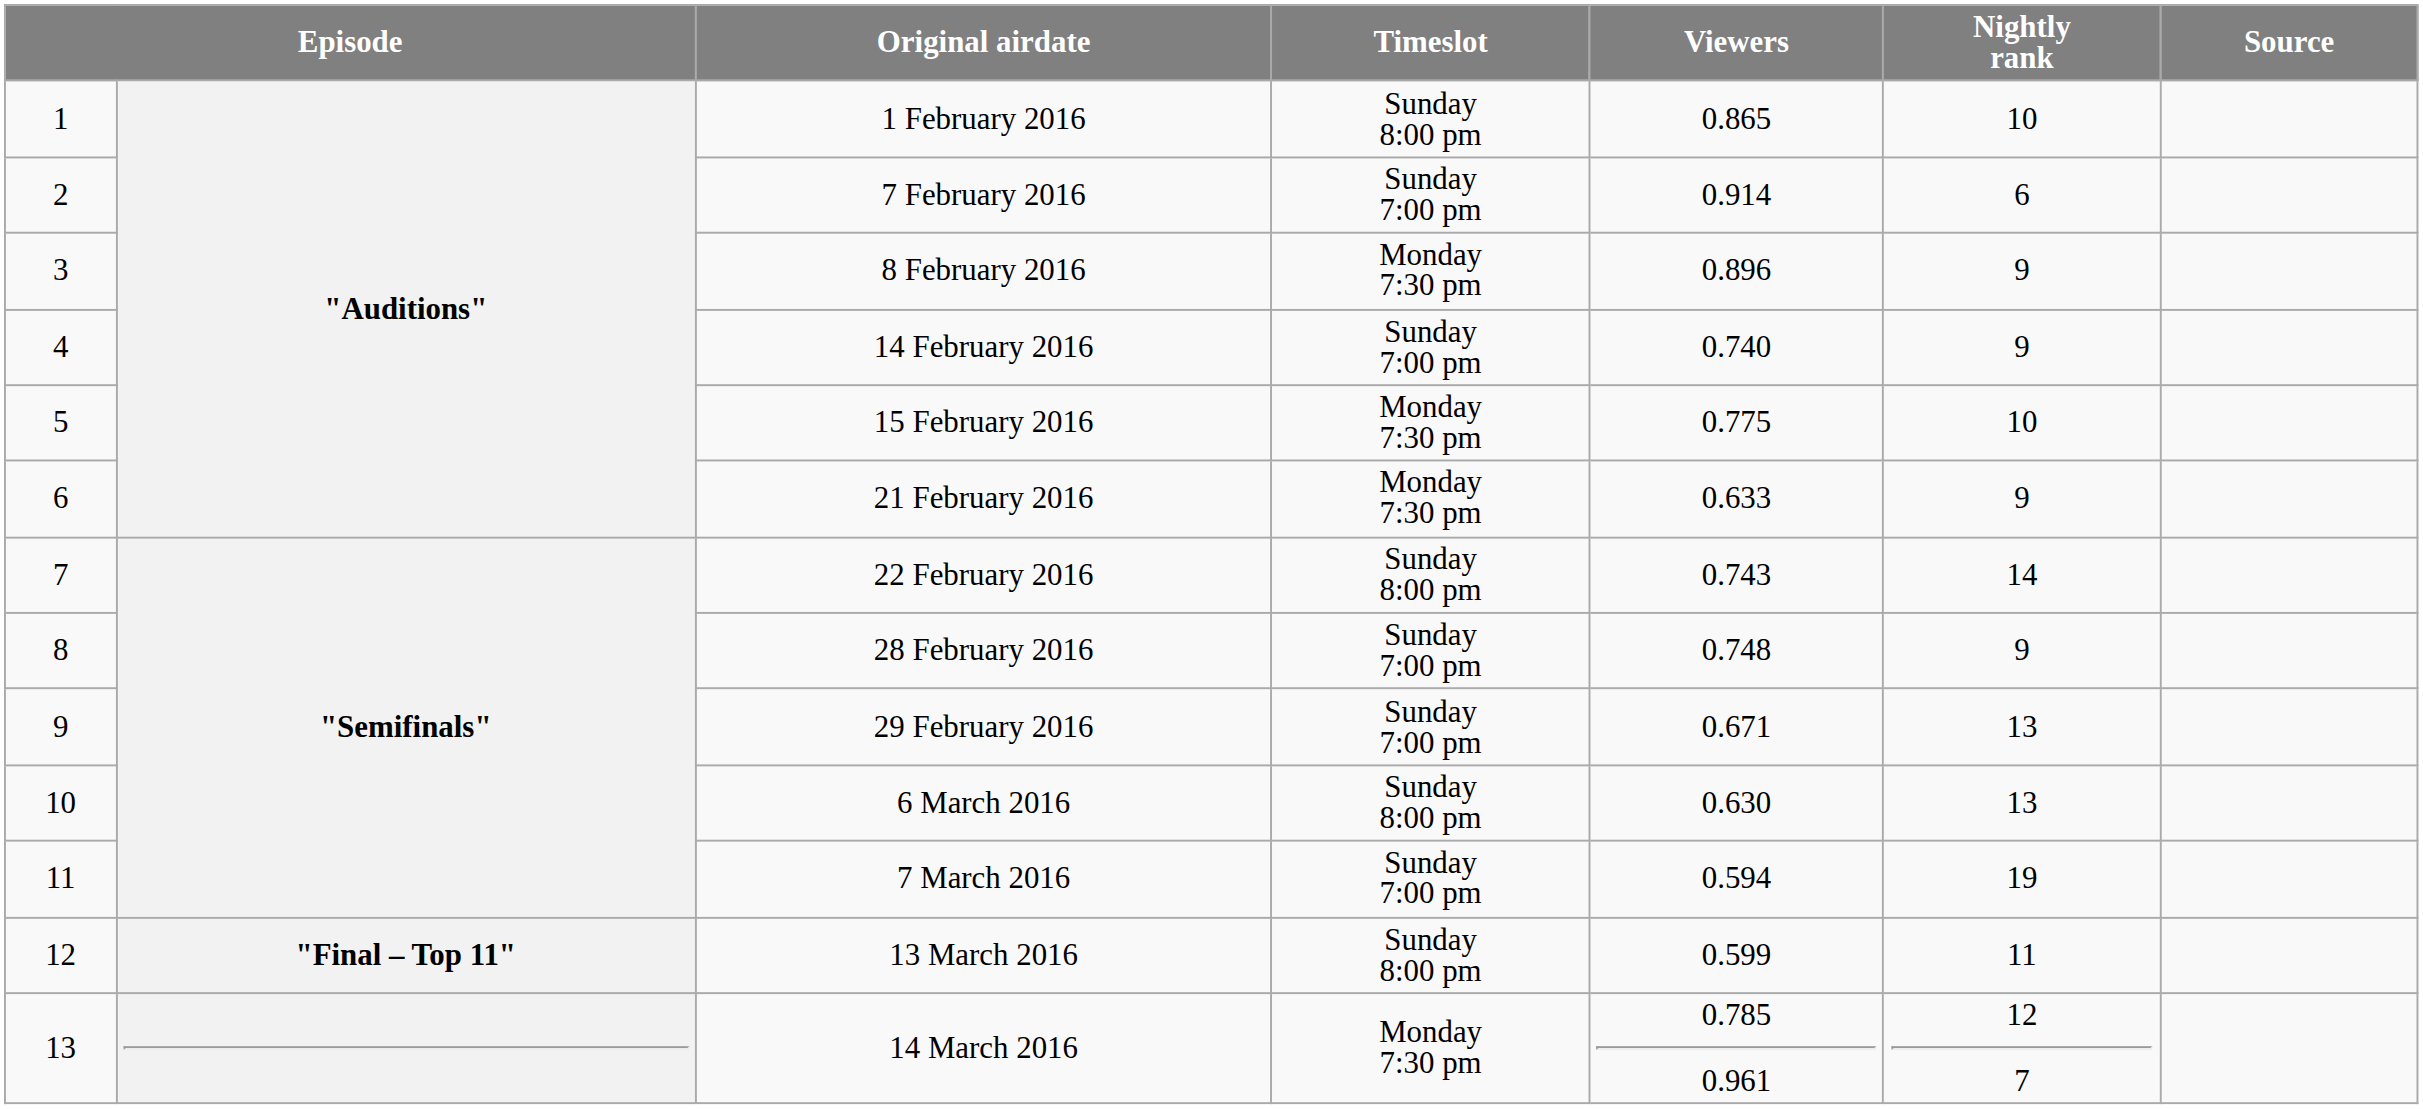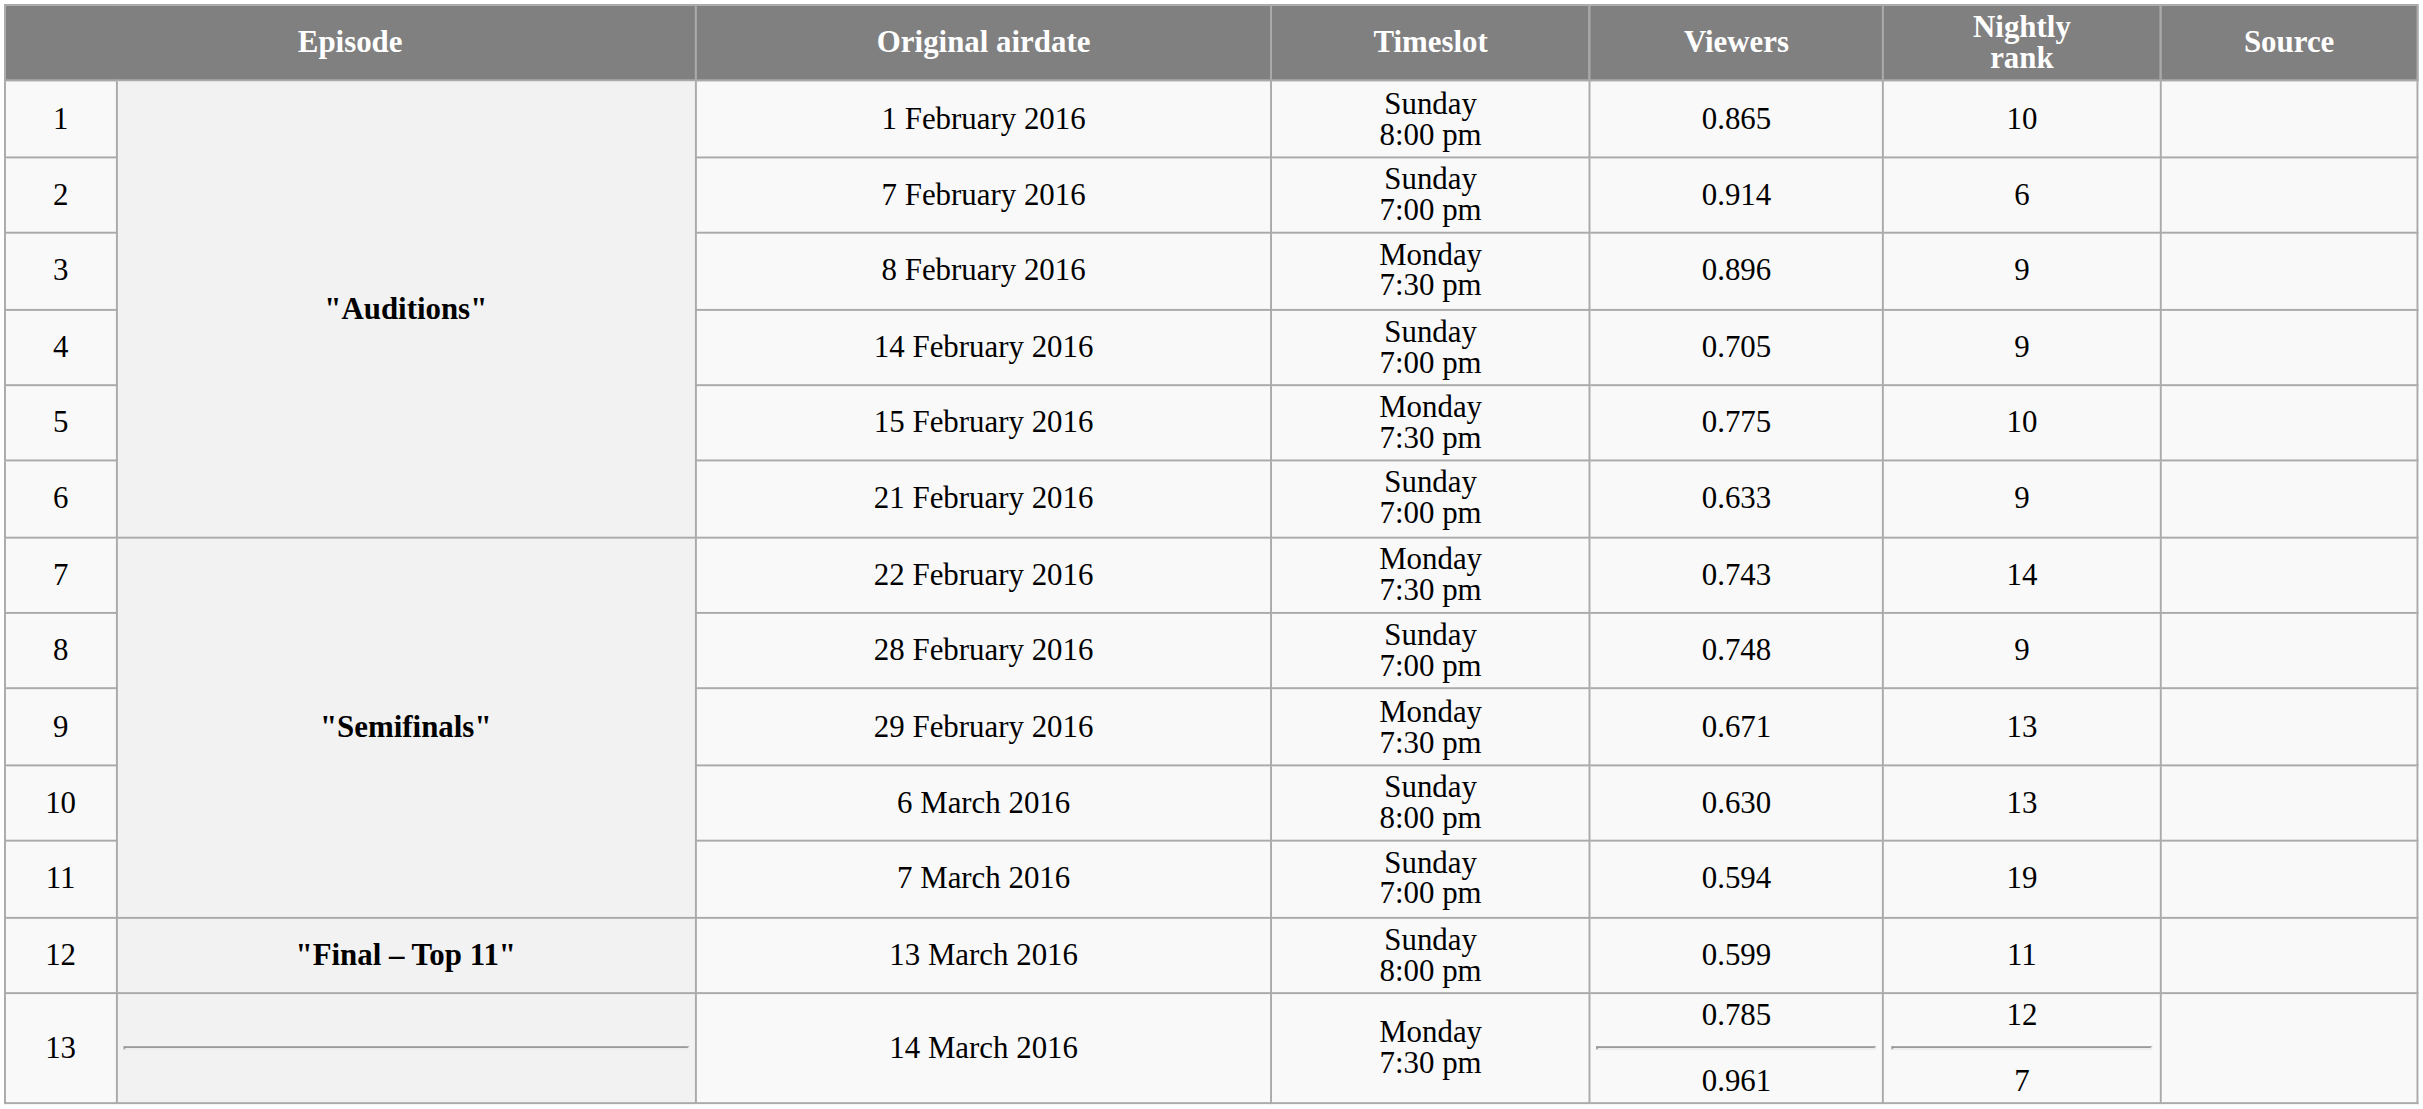(1736, 346) 0.740 -> (1736, 346) 0.705
(1431, 498) Monday 7:30 pm -> (1431, 498) Sunday 7:00 pm
(1431, 574) Sunday 8:00 pm -> (1431, 574) Monday 7:30 pm
(1431, 726) Sunday 7:00 pm -> (1431, 726) Monday 7:30 pm
